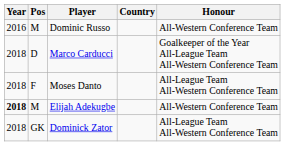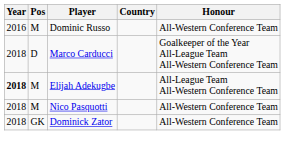- row: (76, 86)
(219, 107) All-Western Conference Team -> (219, 86) All-League Team All-Western Conference Team
+ row: (79, 107)
(219, 128) All-League Team All-Western Conference Team -> (219, 122) All-Western Conference Team
